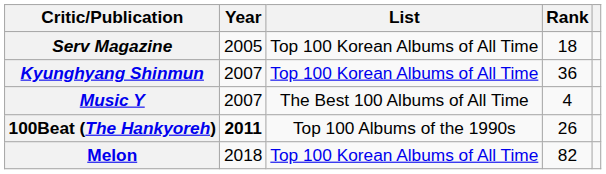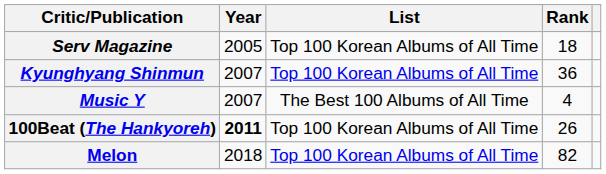(404, 127) Top 100 Albums of the 1990s -> (404, 127) Top 100 Korean Albums of All Time
